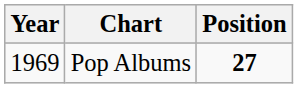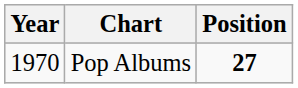(35, 62) 1969 -> (35, 62) 1970
